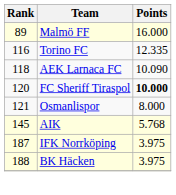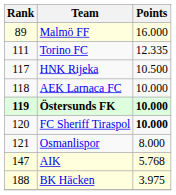(21, 50) 116 -> (21, 50) 111
+ row: (69, 69)
(152, 69) 10.090 -> (152, 87) 10.000
+ row: (78, 106)
(21, 124) 145 -> (21, 161) 147
- row: (78, 143)
